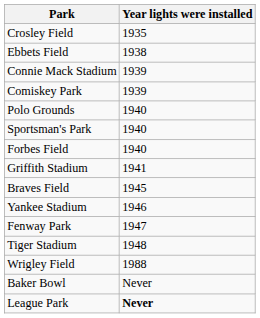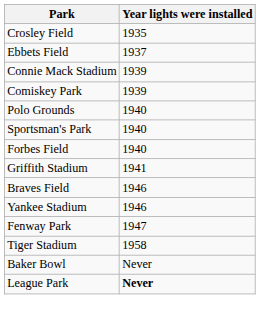(134, 52) 1938 -> (134, 52) 1937
(134, 187) 1945 -> (134, 187) 1946
(134, 245) 1948 -> (134, 245) 1958
- row: (41, 264)
